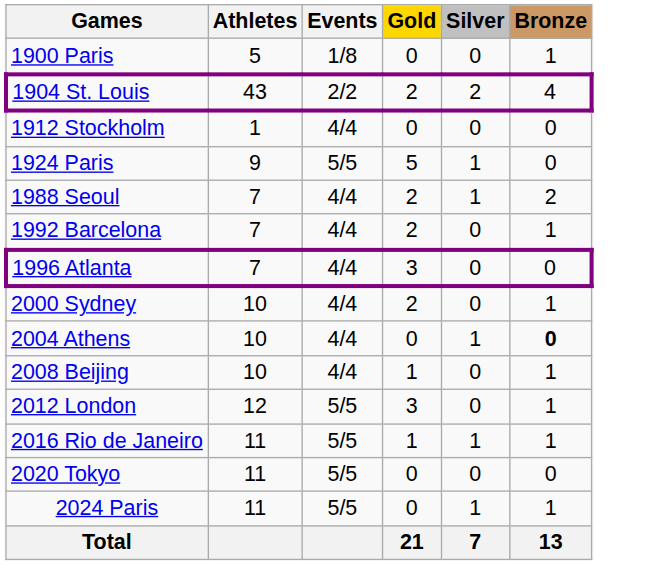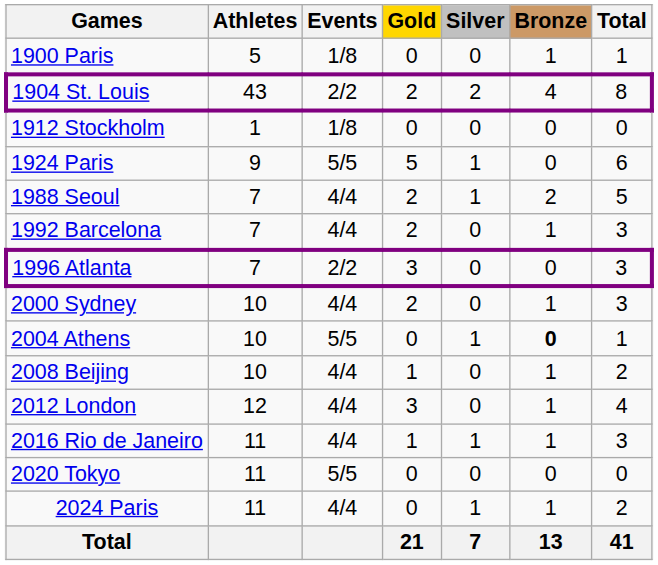+ column: (622, 21)
(342, 128) 4/4 -> (342, 128) 1/8
(342, 267) 4/4 -> (342, 267) 2/2
(342, 338) 4/4 -> (342, 338) 5/5
(342, 406) 5/5 -> (342, 406) 4/4
(342, 440) 5/5 -> (342, 440) 4/4
(342, 508) 5/5 -> (342, 508) 4/4
